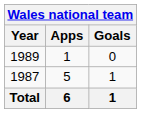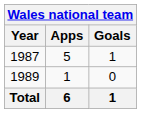rows swapped: (25, 77) <-> (25, 56)
